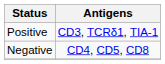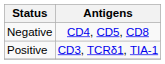rows swapped: (27, 31) <-> (30, 50)
